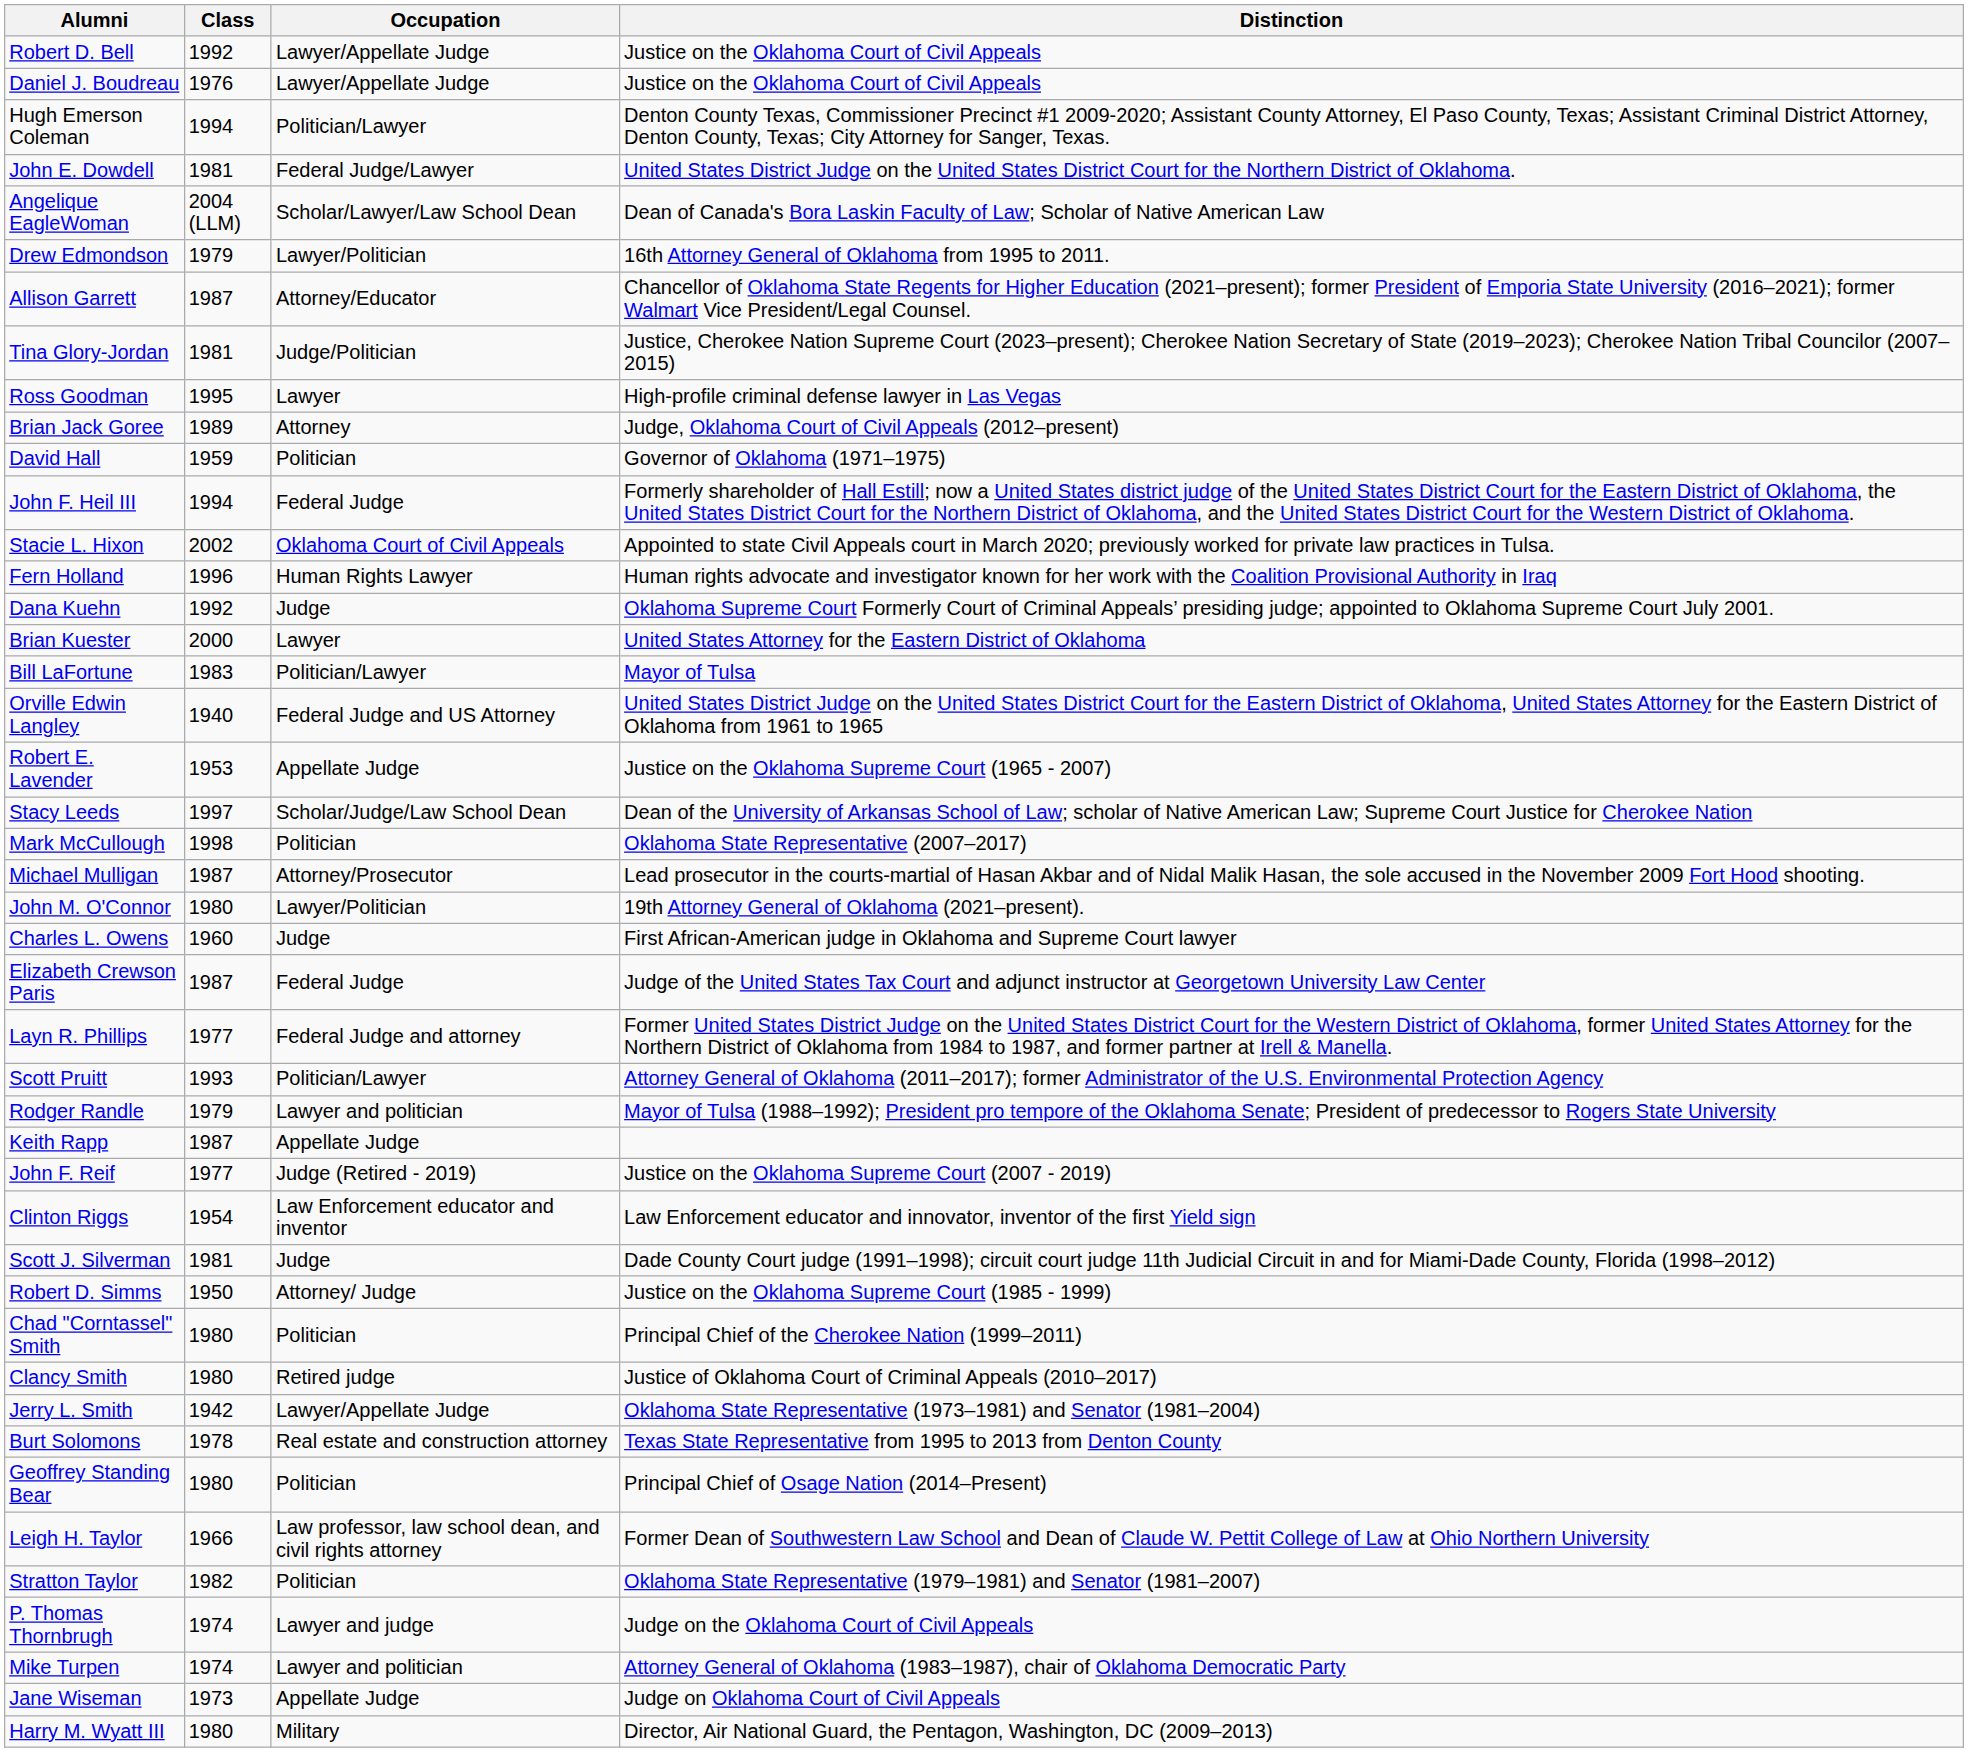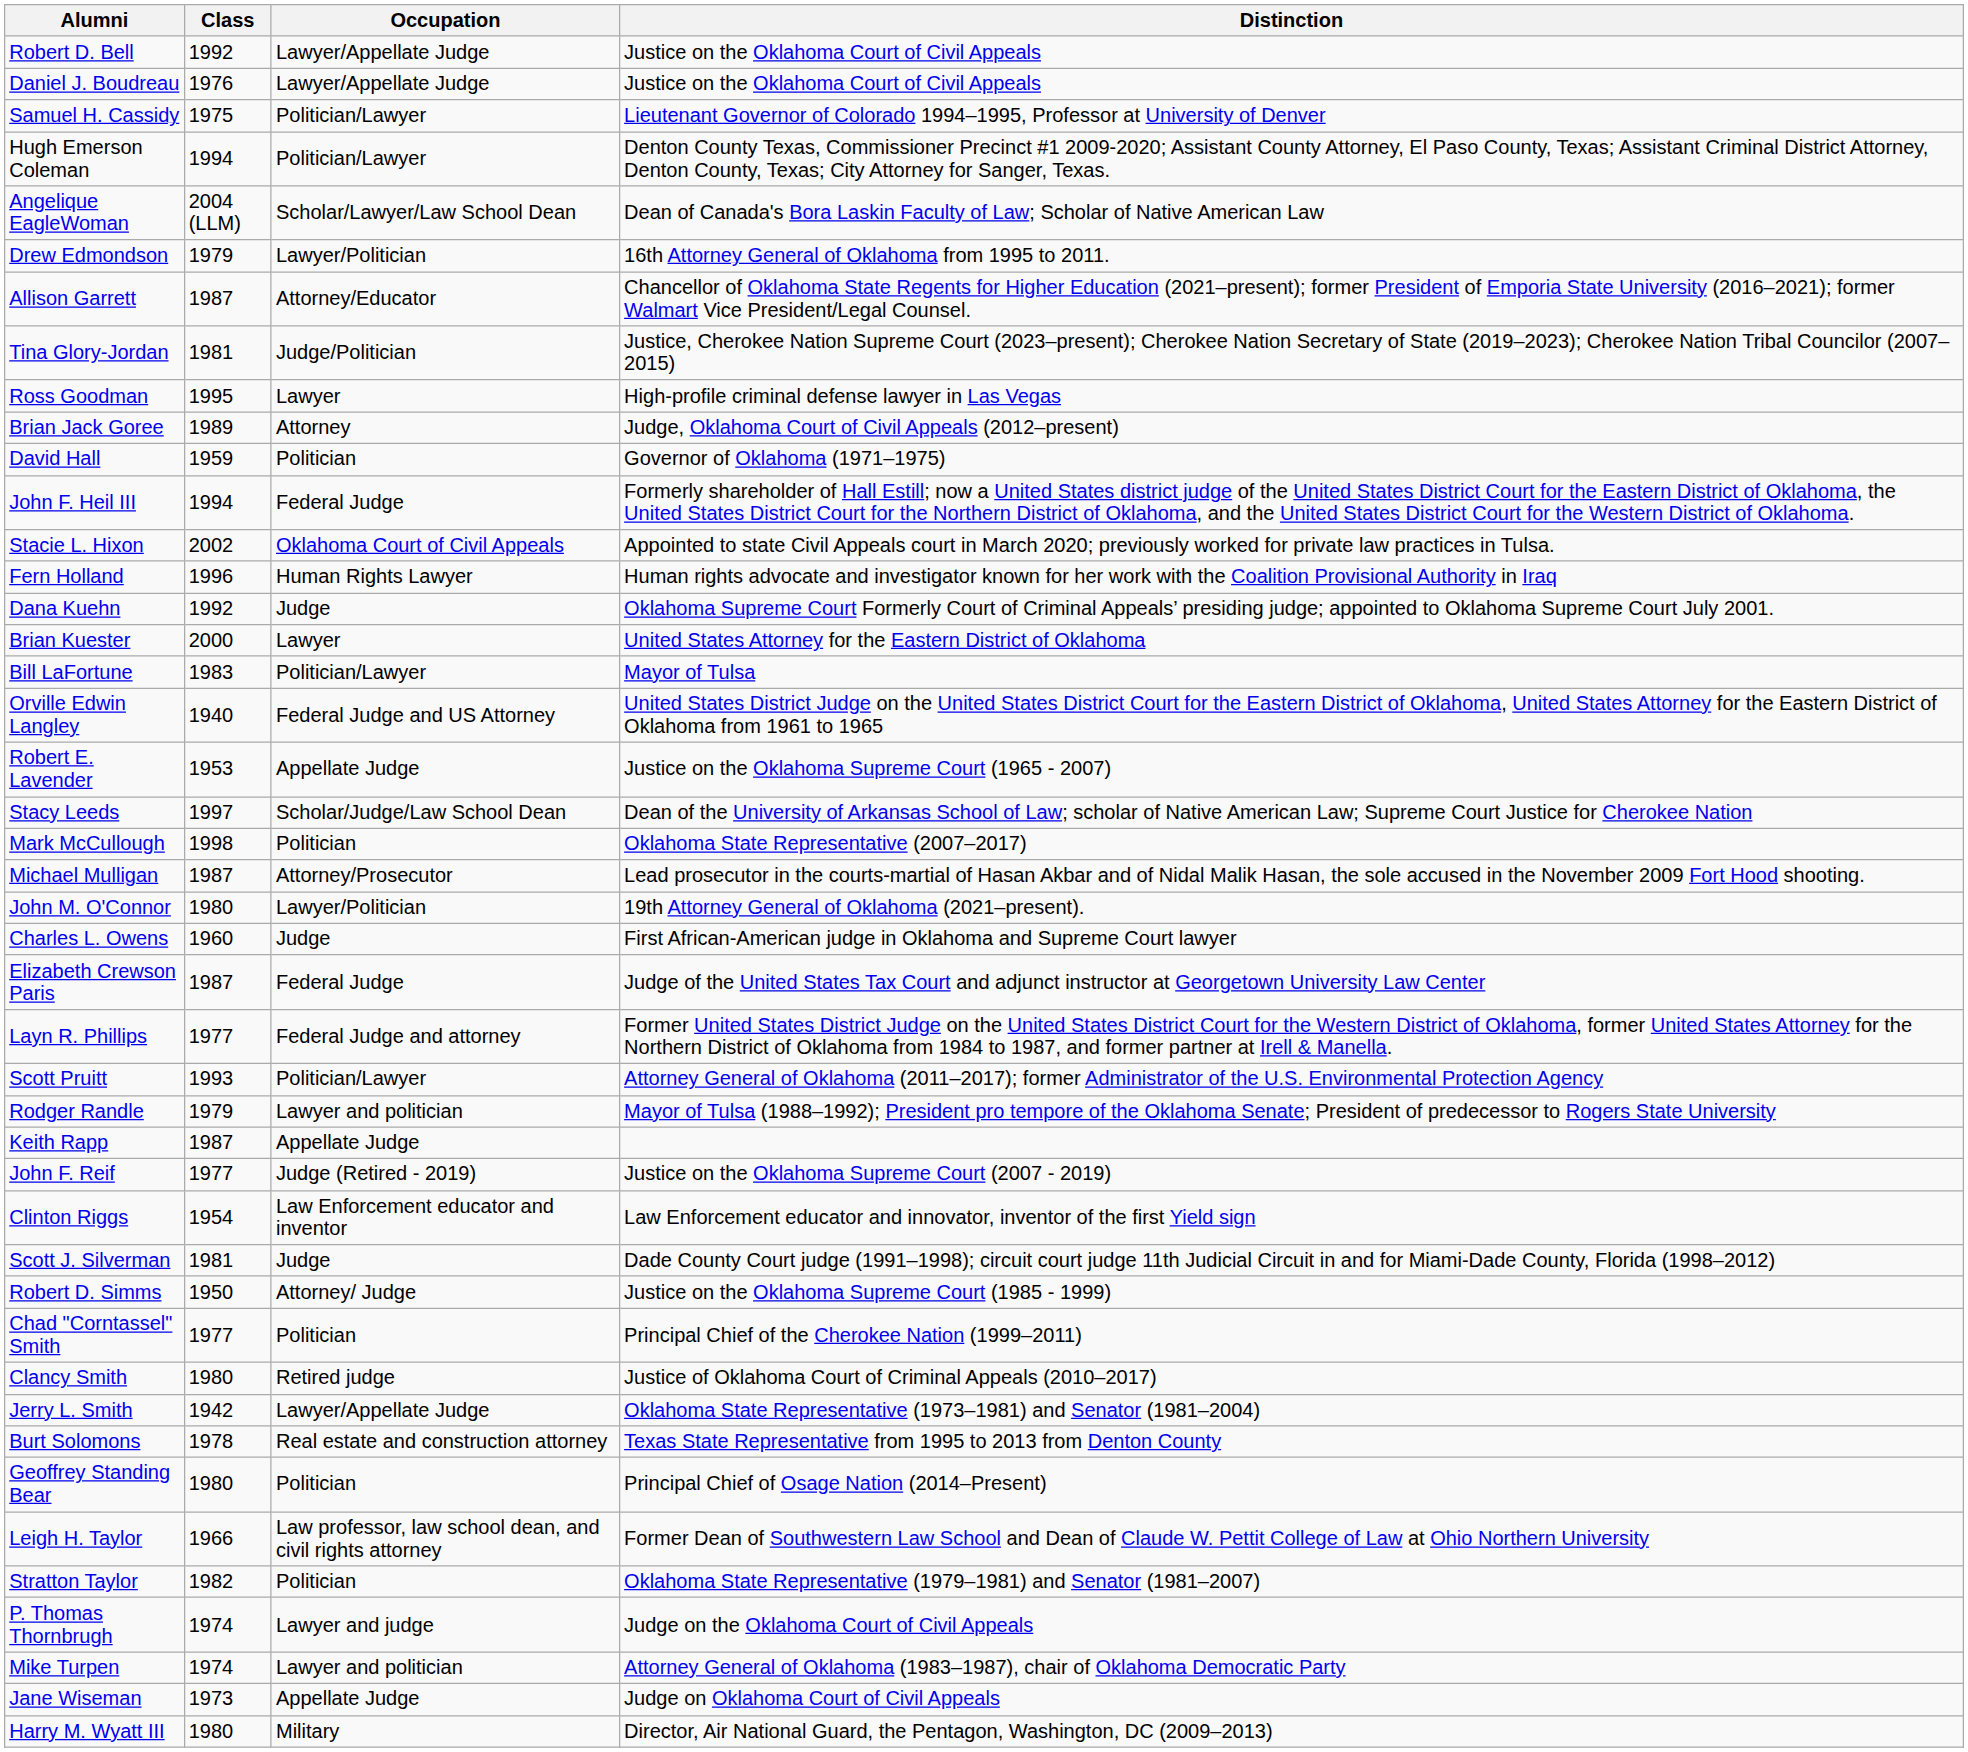+ row: (94, 115)
- row: (82, 169)
(211, 1335) 1980 -> (211, 1335) 1977
